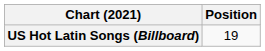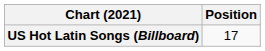(231, 35) 19 -> (231, 35) 17
